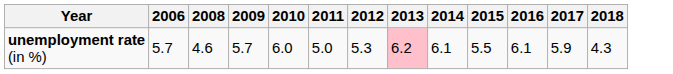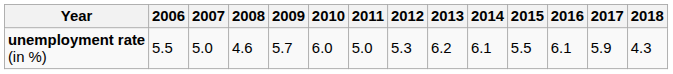+ column: (209, 16)
(162, 48) 5.7 -> (162, 48) 5.5
(401, 48) pink background -> (441, 48) no background
